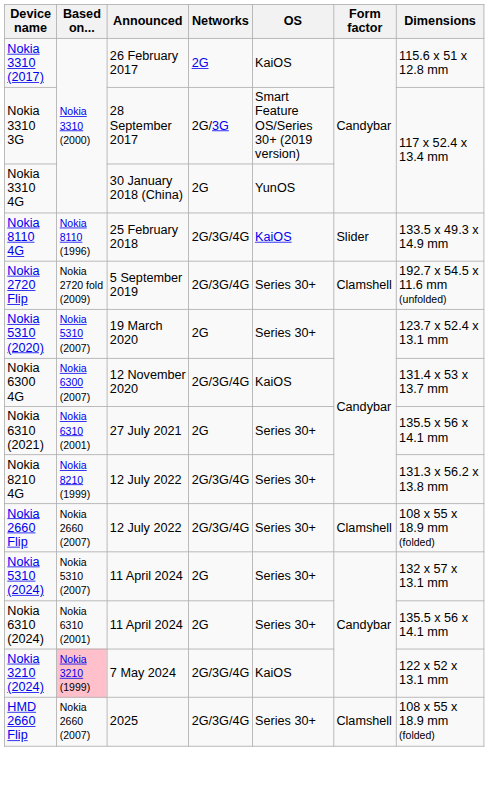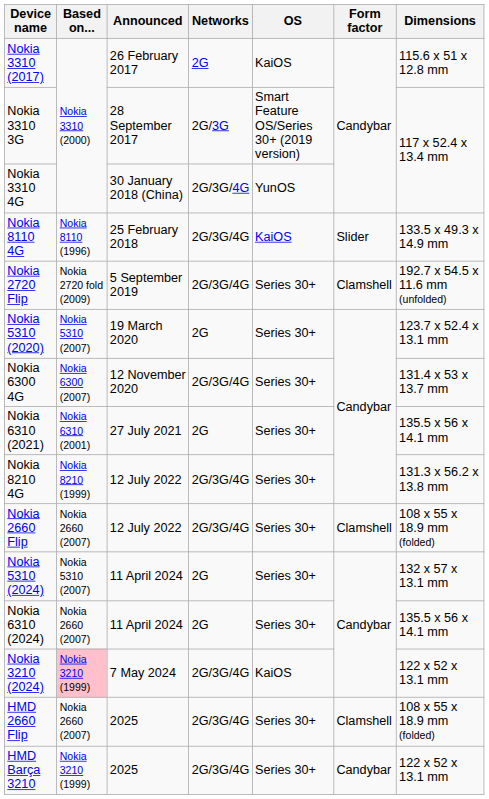(200, 188) 2G -> (220, 188) 2G/3G/4G
(273, 382) KaiOS -> (285, 382) Series 30+
(75, 625) Nokia 6310 (2001) -> (75, 625) Nokia 2660 (2007)
+ row: (24, 770)
